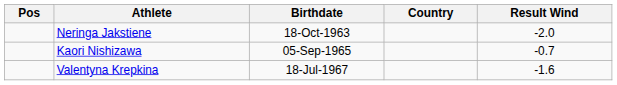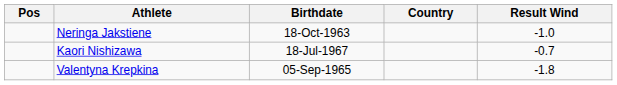(544, 32) -2.0 -> (544, 32) -1.0
(317, 51) 05-Sep-1965 -> (317, 51) 18-Jul-1967
(317, 70) 18-Jul-1967 -> (317, 70) 05-Sep-1965
(544, 70) -1.6 -> (544, 70) -1.8
